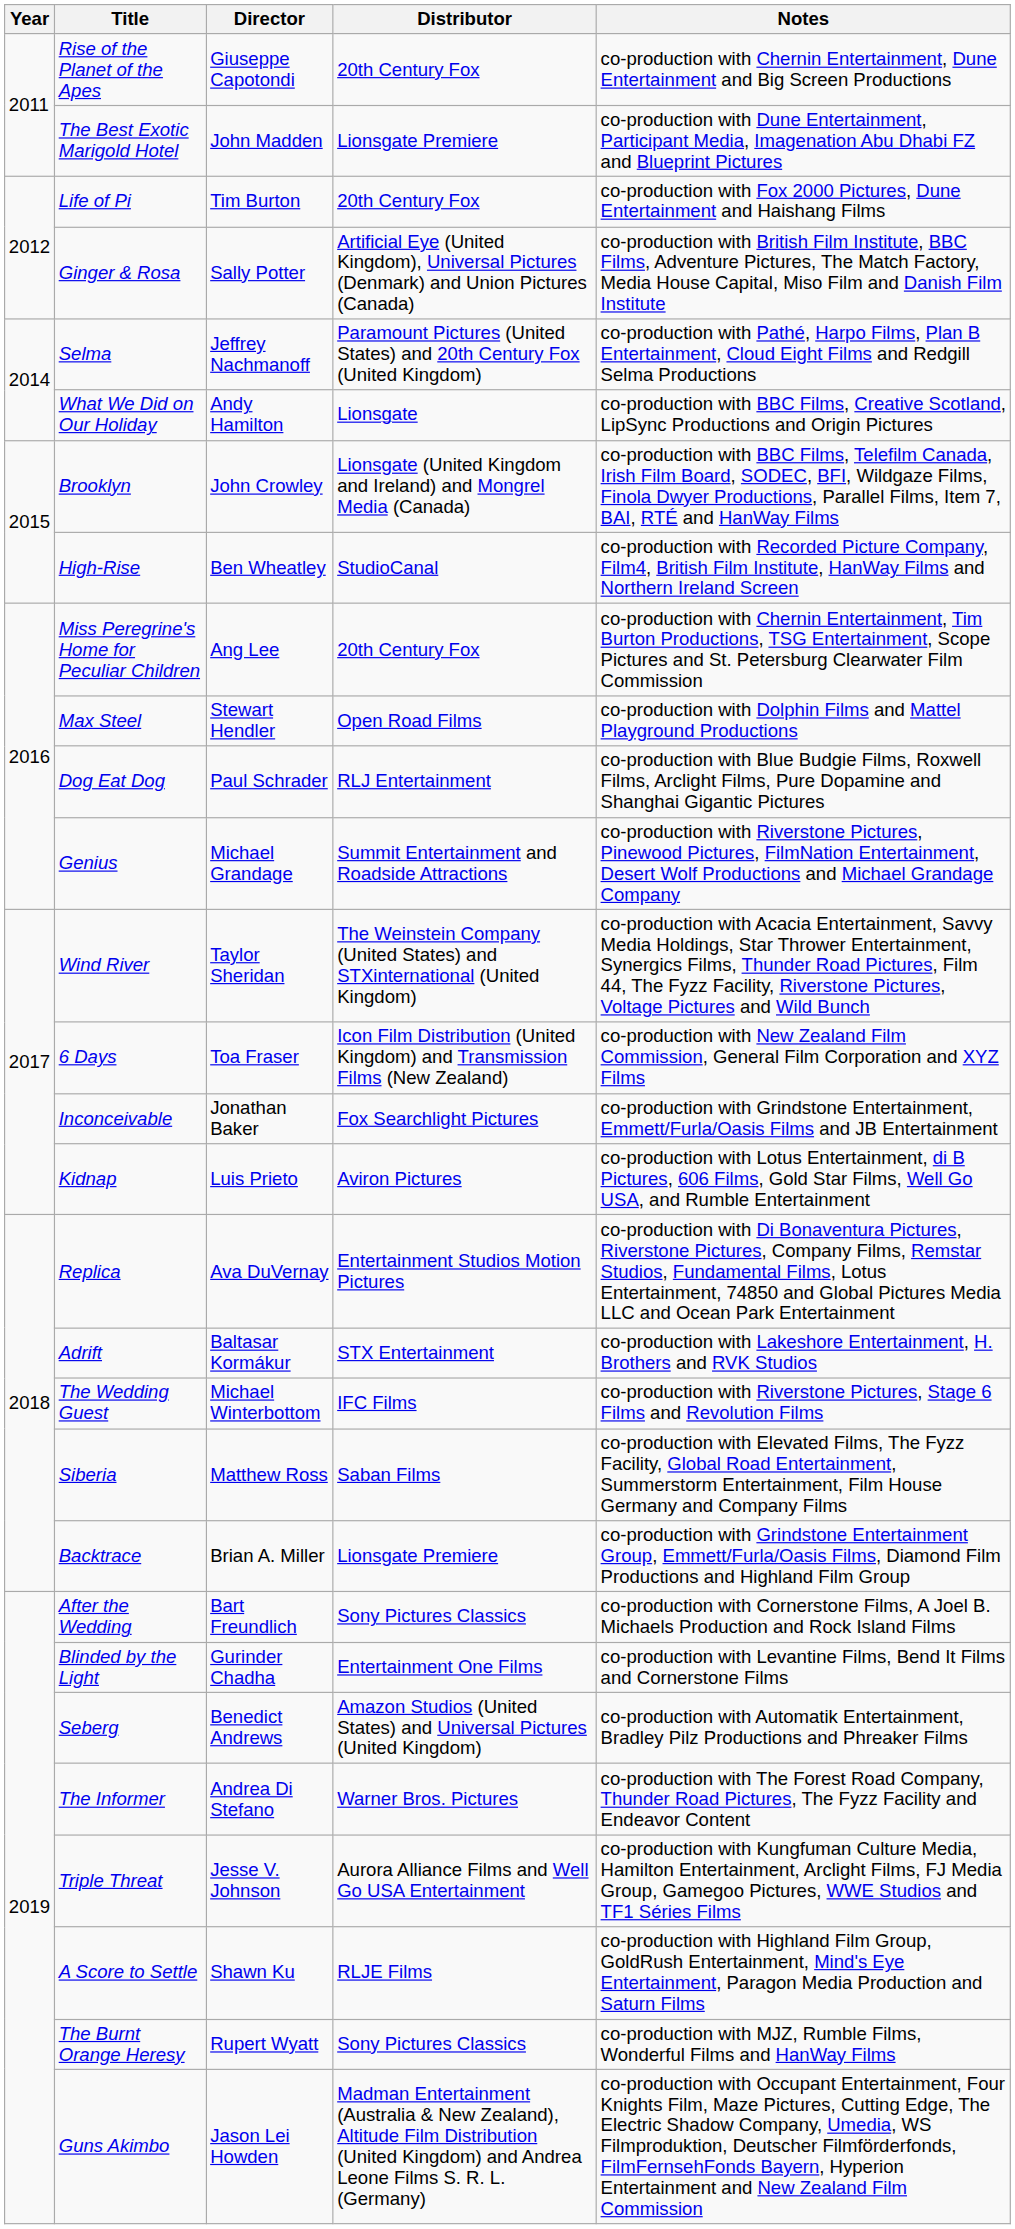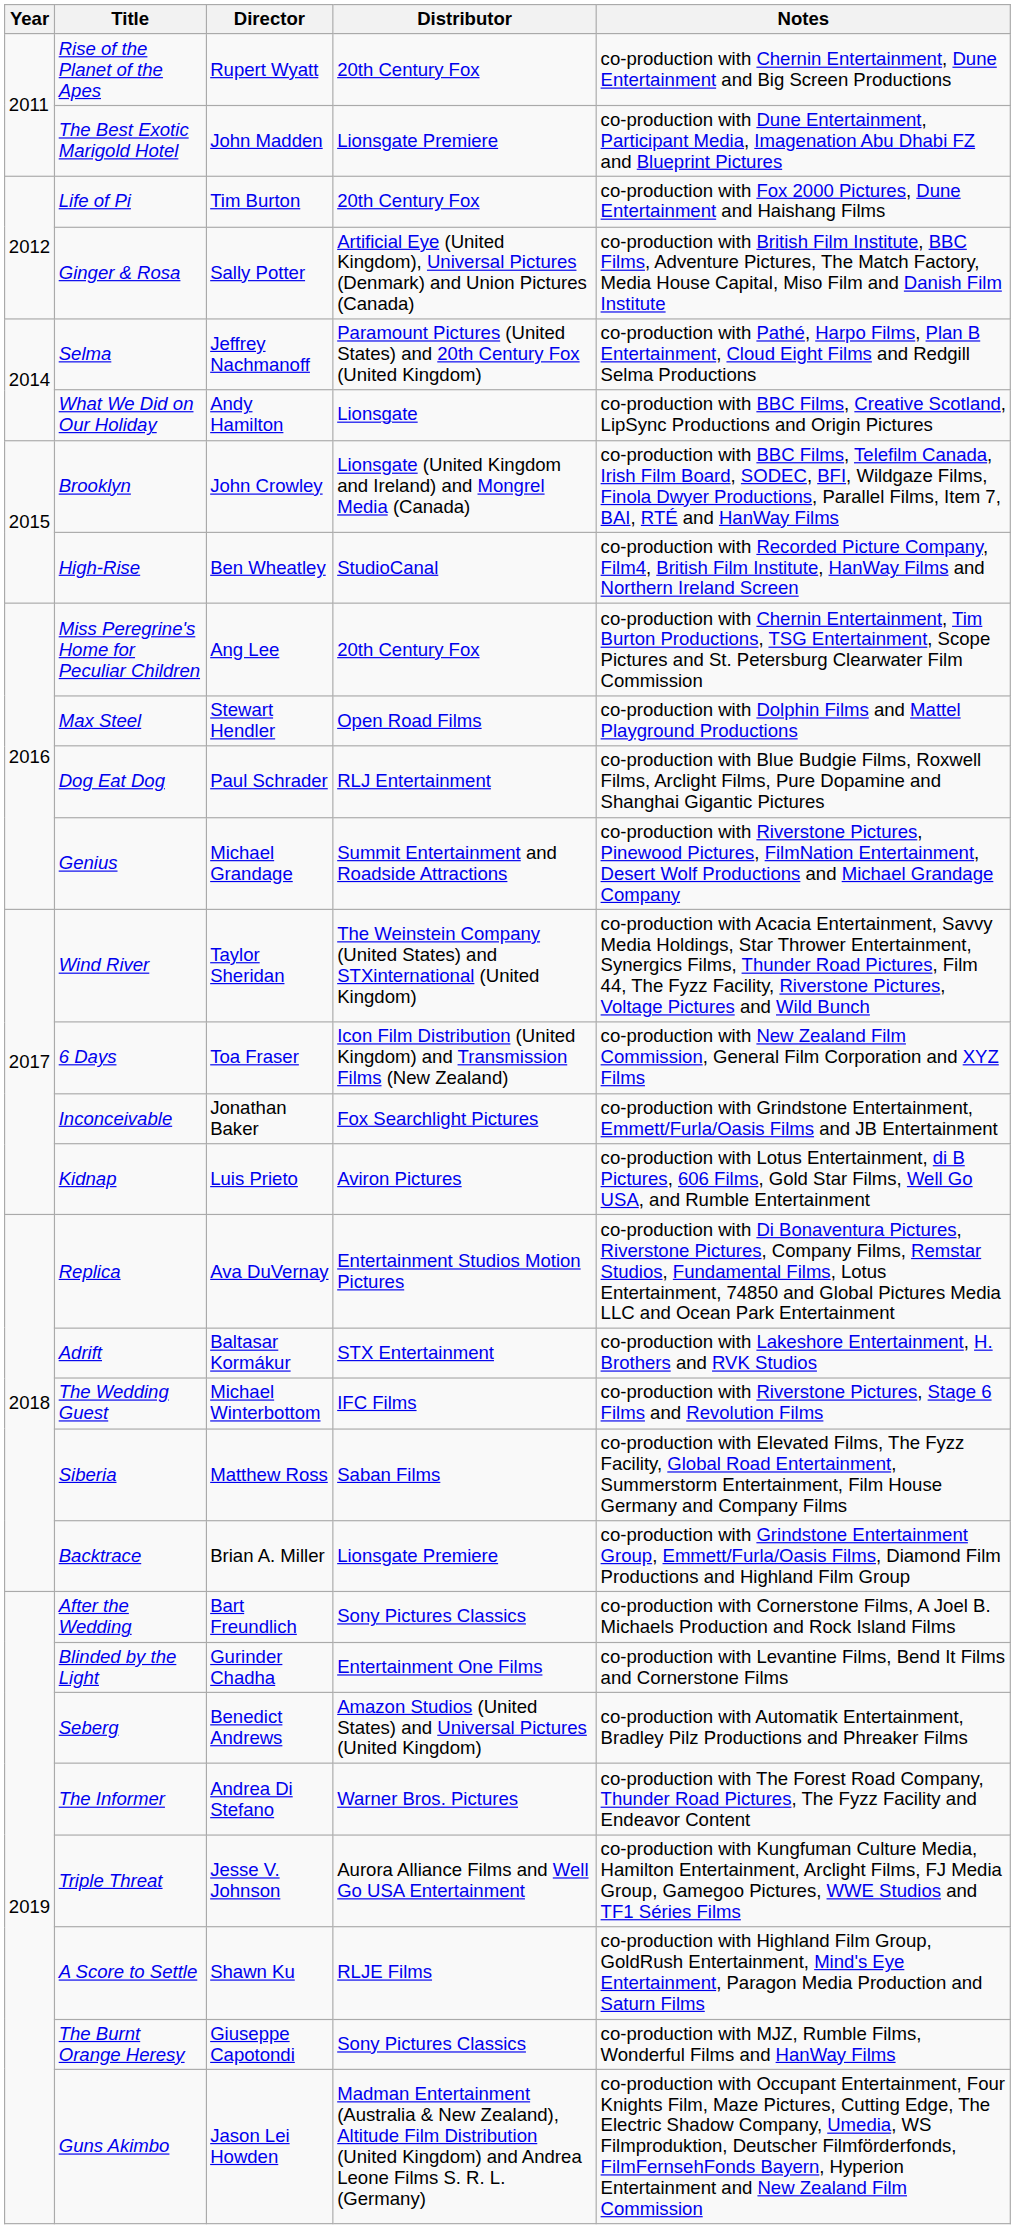(252, 69) Giuseppe Capotondi -> (264, 69) Rupert Wyatt
(264, 2043) Rupert Wyatt -> (252, 2043) Giuseppe Capotondi
